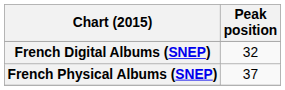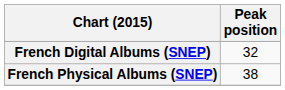(250, 74) 37 -> (250, 74) 38
